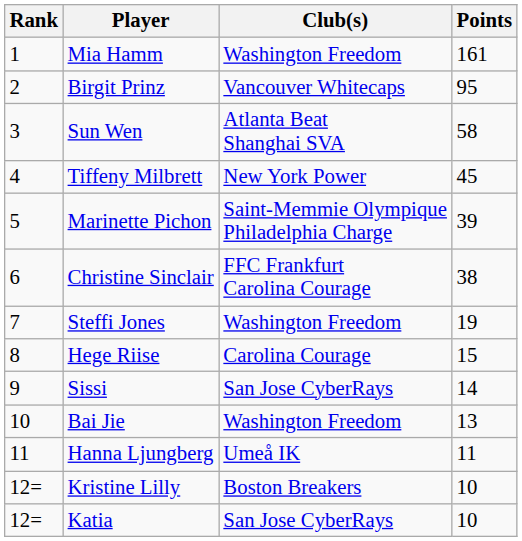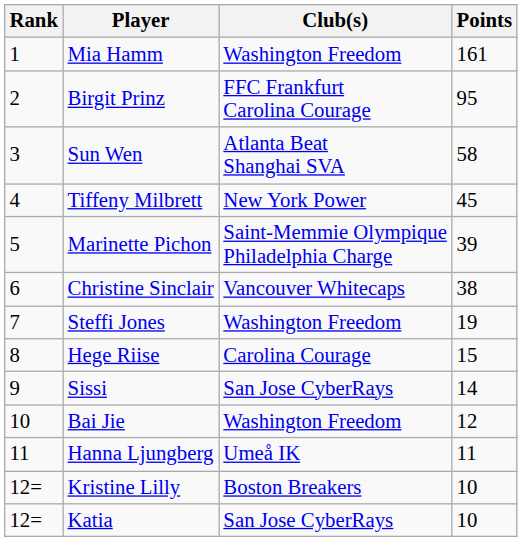(314, 86) Vancouver Whitecaps -> (297, 98) FFC Frankfurt Carolina Courage
(297, 277) FFC Frankfurt Carolina Courage -> (314, 289) Vancouver Whitecaps
(467, 421) 13 -> (467, 421) 12
